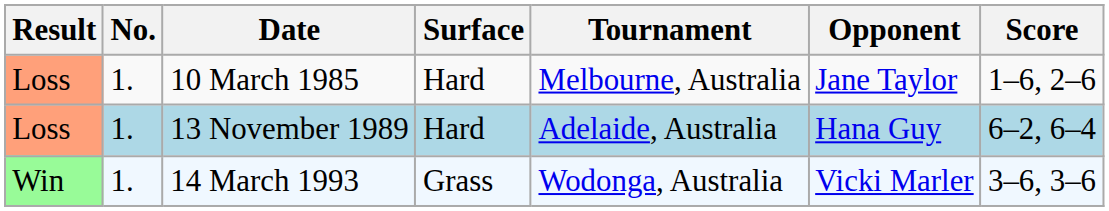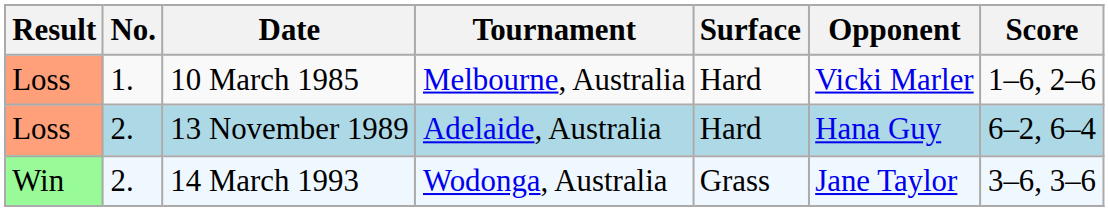columns swapped: (670, 29) <-> (474, 29)
(886, 79) Jane Taylor -> (894, 79) Vicki Marler
(122, 129) 1. -> (122, 129) 2.
(122, 179) 1. -> (122, 179) 2.
(894, 179) Vicki Marler -> (886, 179) Jane Taylor
